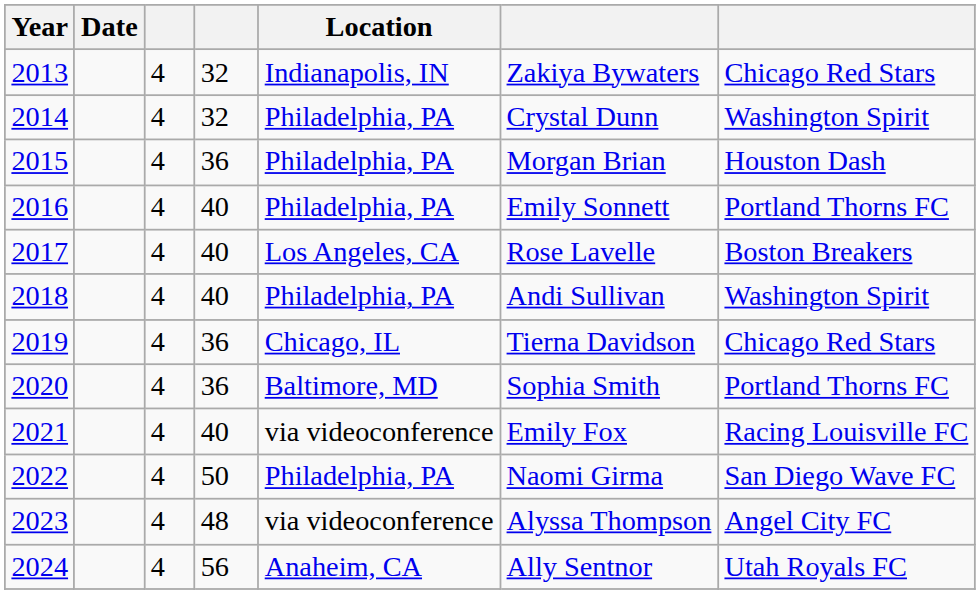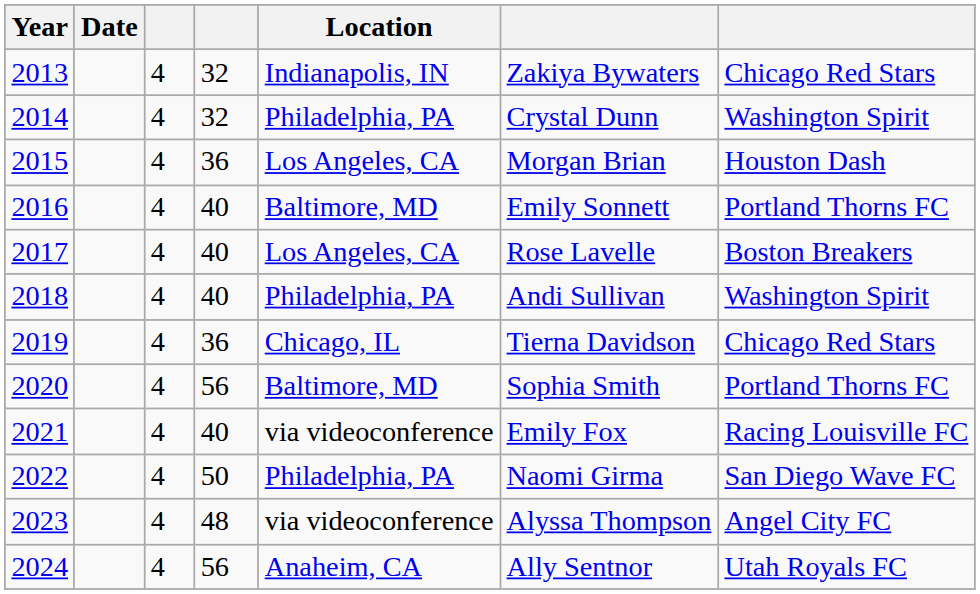(359, 161) Philadelphia, PA -> (362, 161) Los Angeles, CA
(359, 206) Philadelphia, PA -> (351, 206) Baltimore, MD
(215, 386) 36 -> (215, 386) 56
